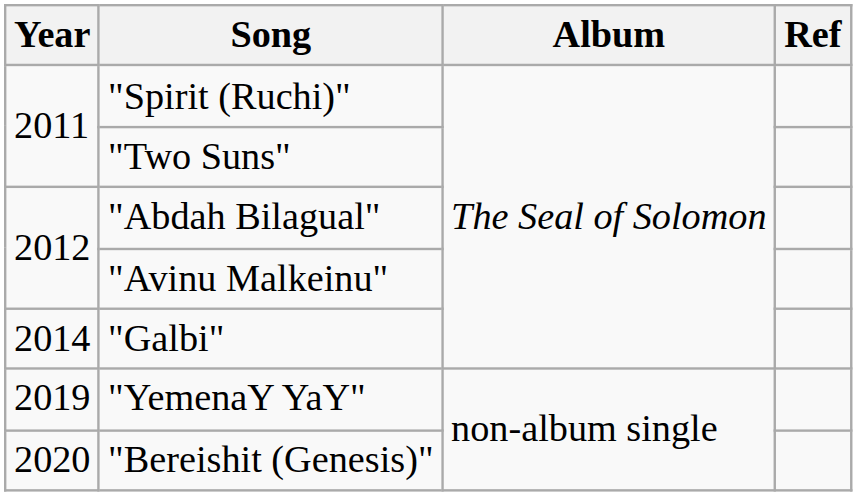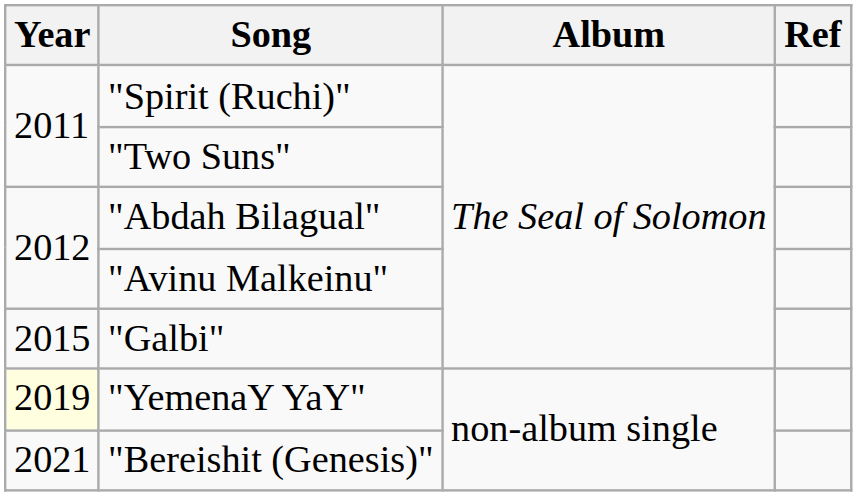(52, 338) 2014 -> (52, 338) 2015
(52, 398) no background -> (52, 398) lightyellow background
(52, 459) 2020 -> (52, 459) 2021
